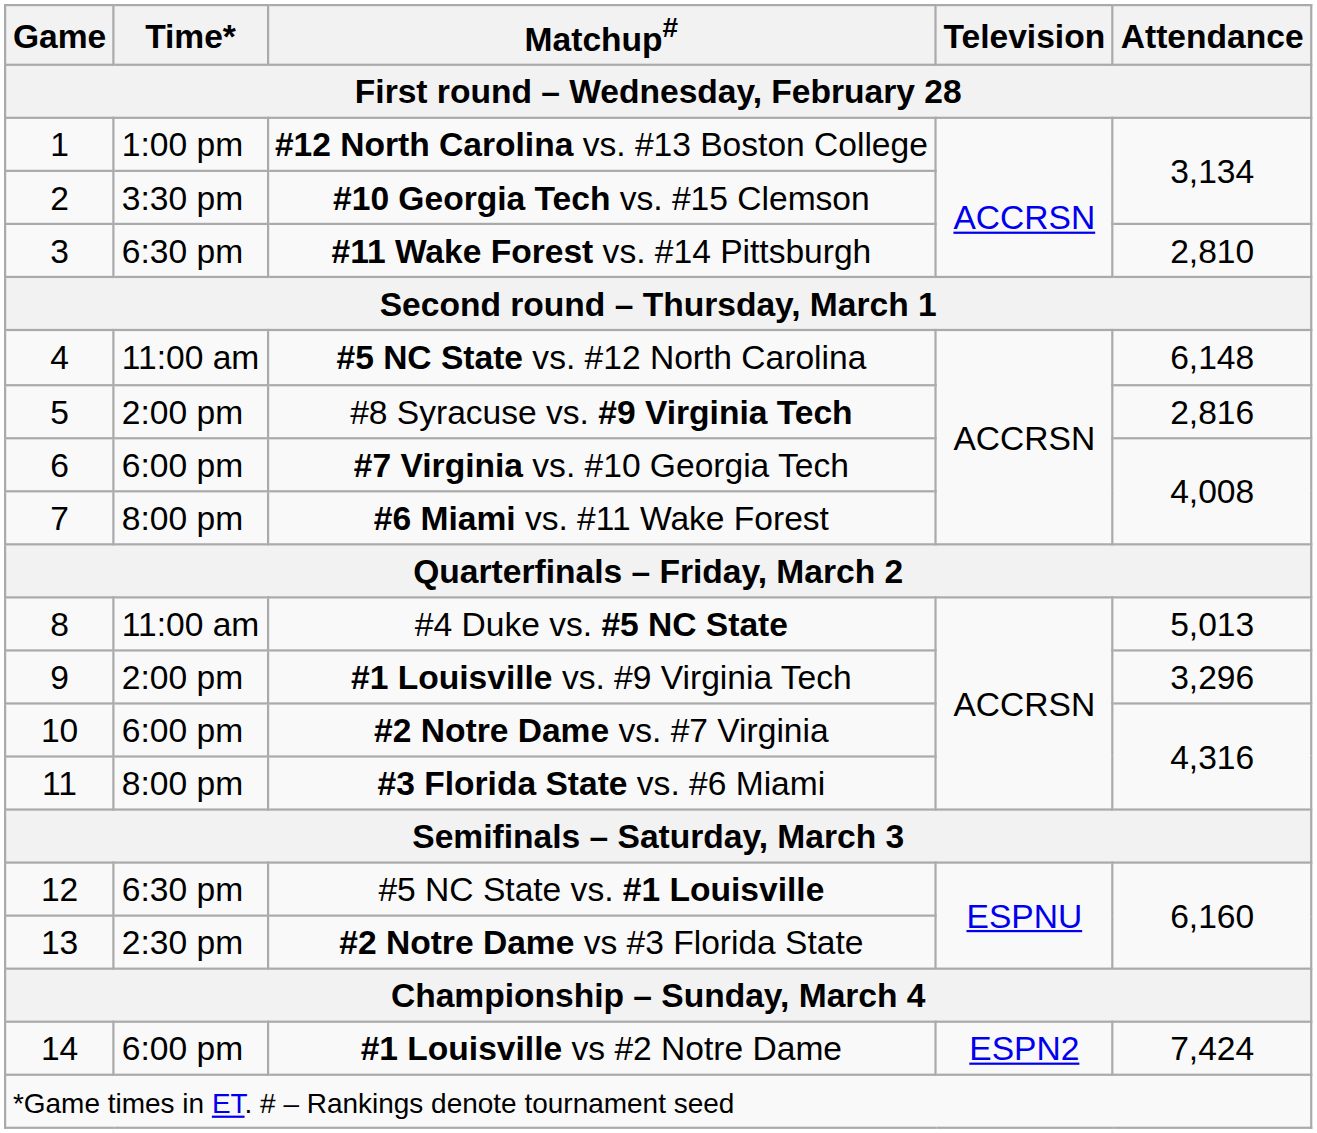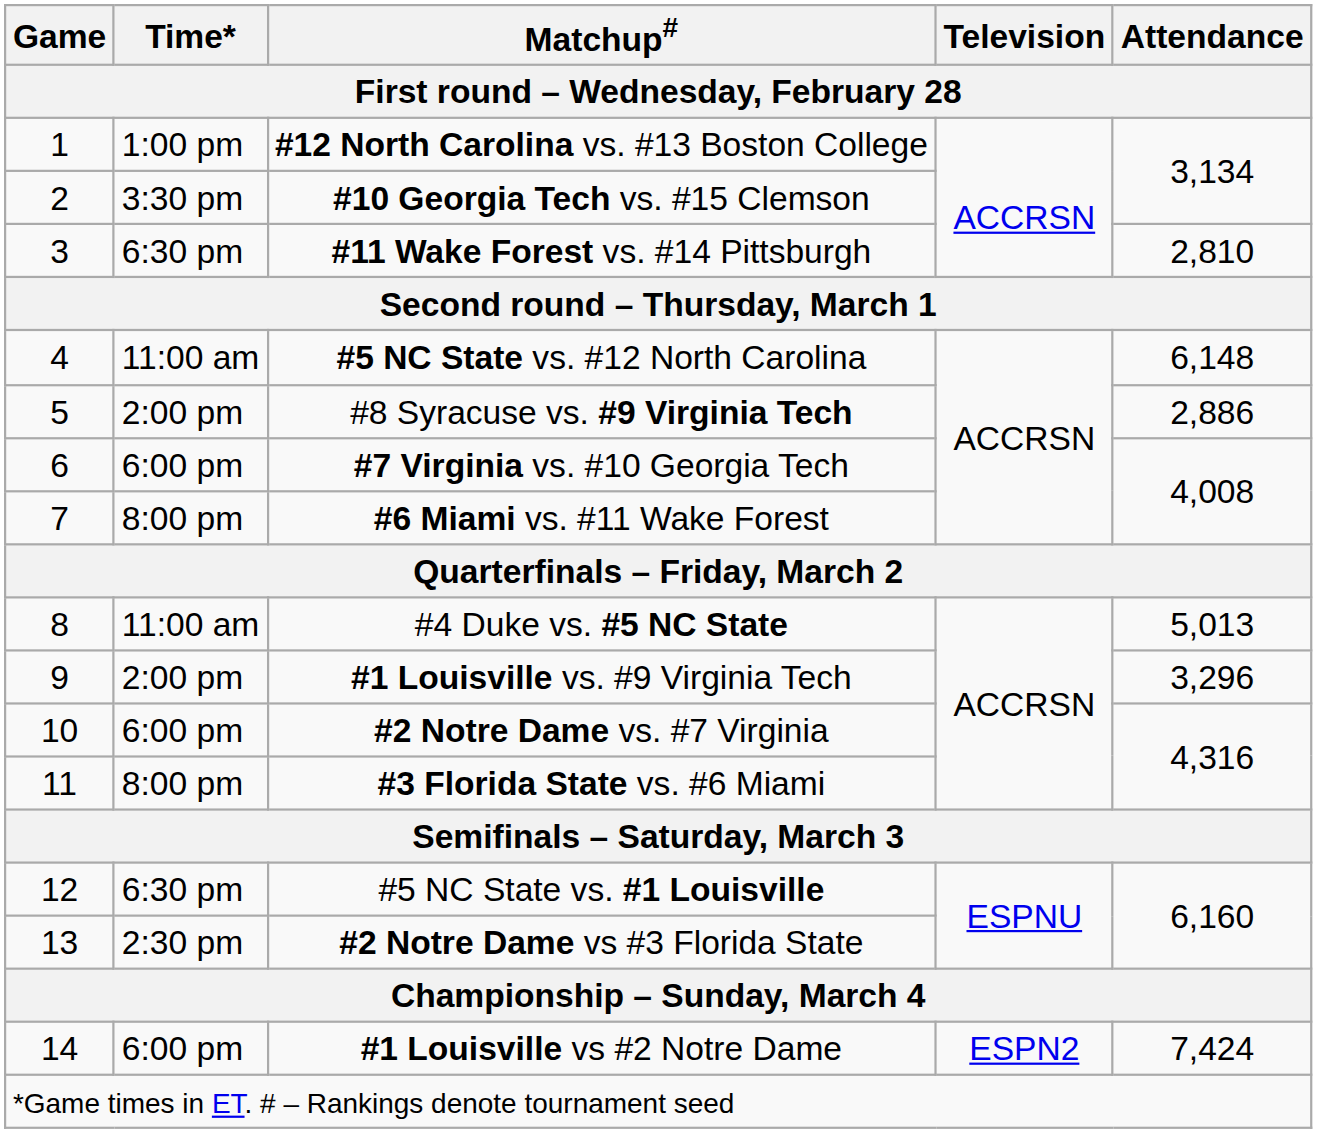(1212, 411) 2,816 -> (1212, 411) 2,886
